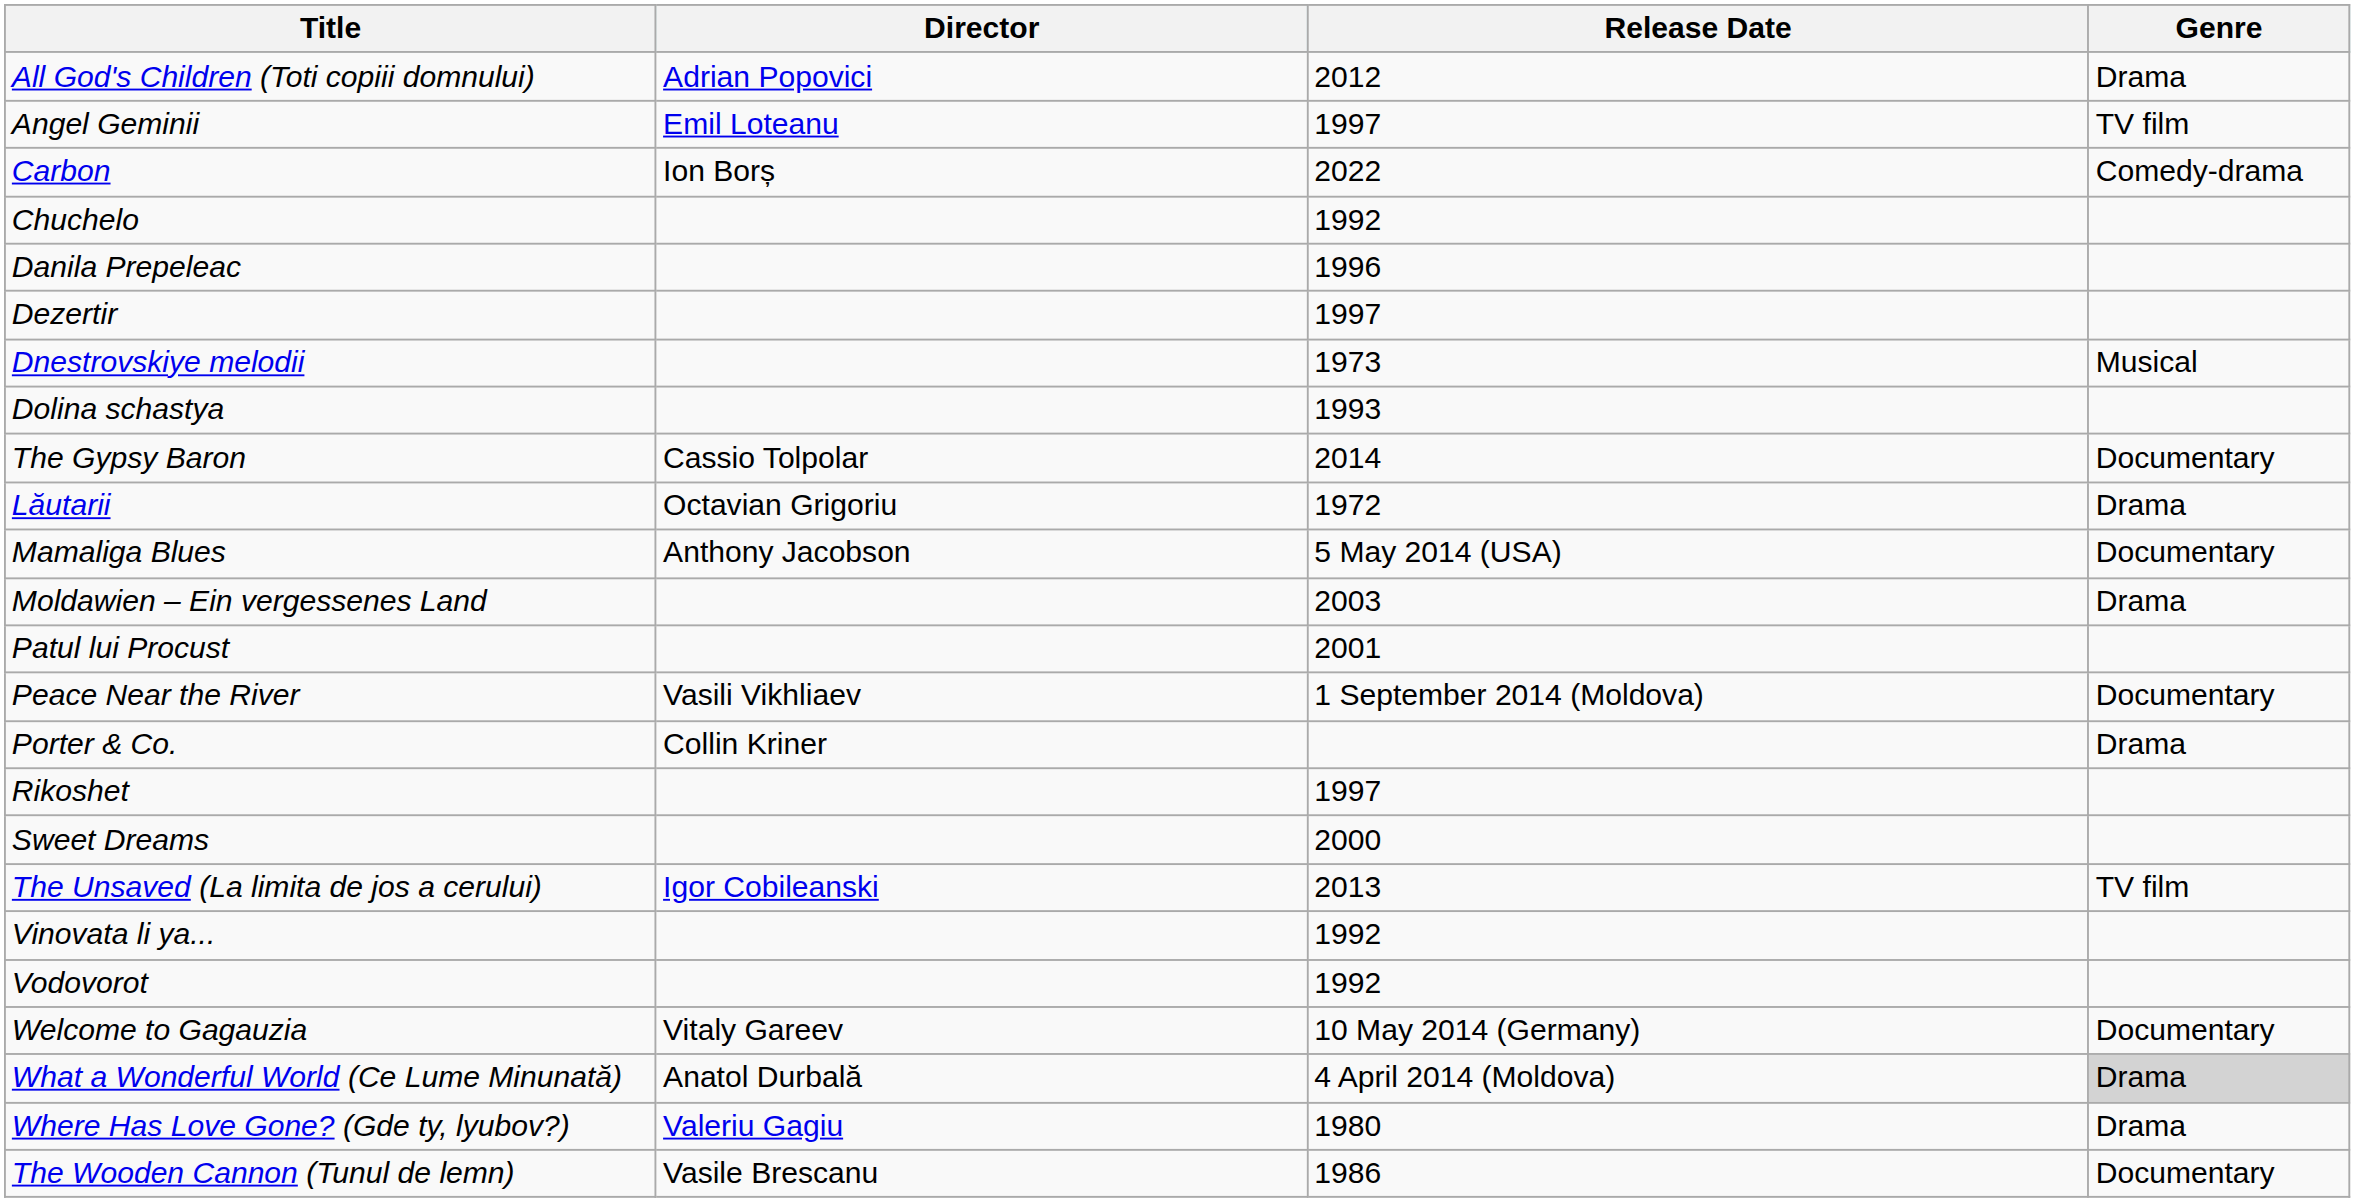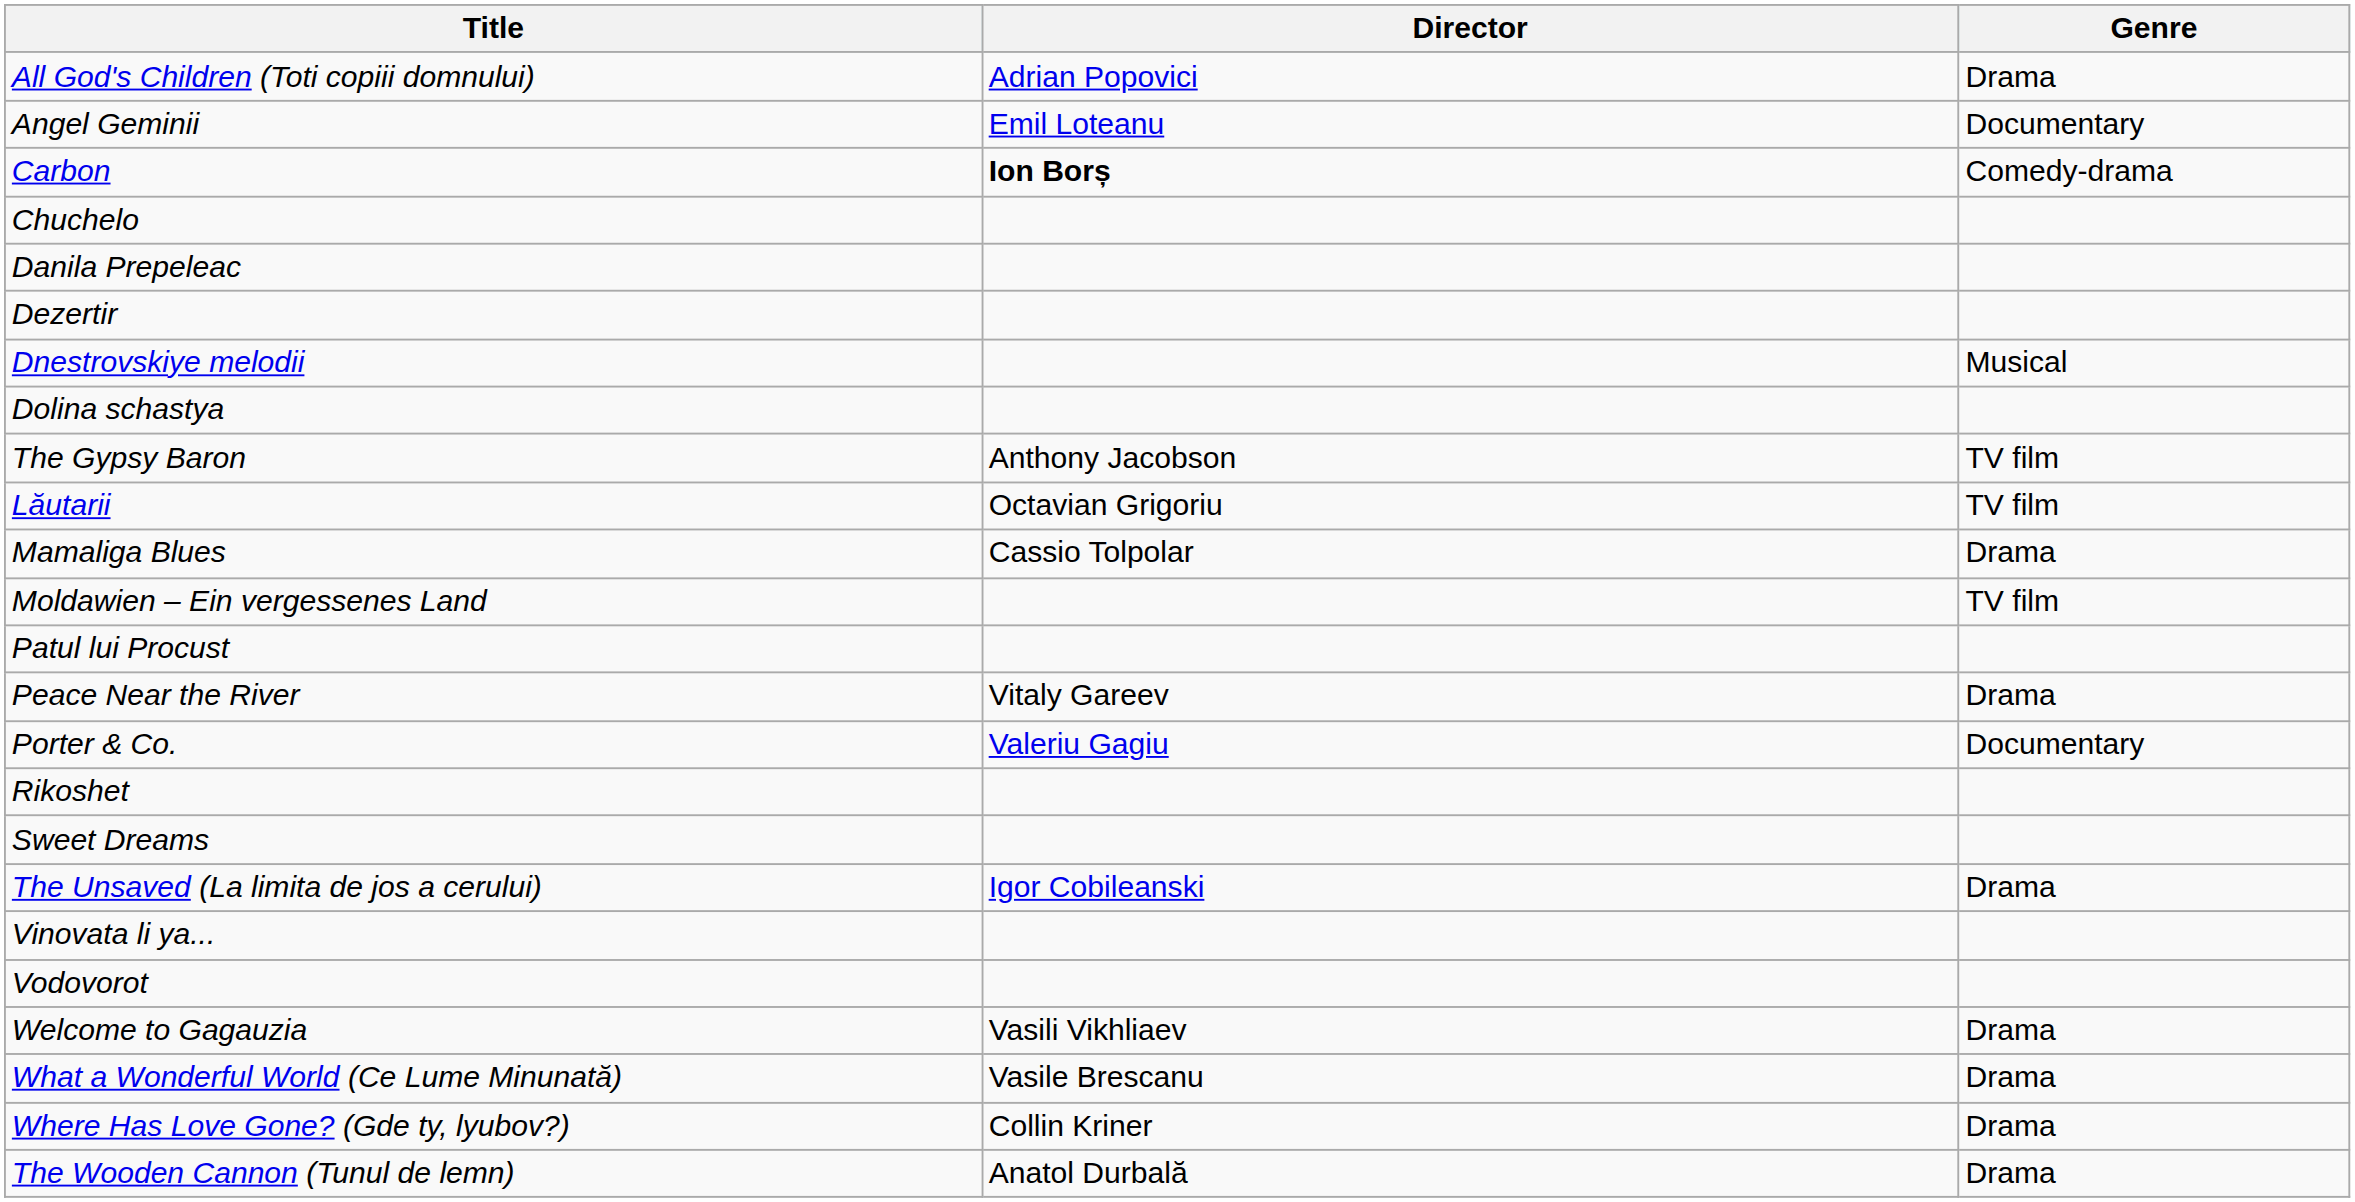- column: (1698, 28)
(2143, 123) TV film -> (2055, 123) Documentary
(719, 171) normal -> (1050, 171) bold
(766, 457) Cassio Tolpolar -> (1112, 457) Anthony Jacobson
(2185, 457) Documentary -> (2012, 457) TV film
(2141, 505) Drama -> (2012, 505) TV film
(787, 553) Anthony Jacobson -> (1091, 553) Cassio Tolpolar
(2185, 553) Documentary -> (2011, 553) Drama
(2141, 600) Drama -> (2012, 600) TV film
(762, 696) Vasili Vikhliaev -> (1079, 696) Vitaly Gareev
(2185, 696) Documentary -> (2011, 696) Drama
(745, 743) Collin Kriner -> (1079, 743) Valeriu Gagiu
(2141, 743) Drama -> (2055, 743) Documentary
(2143, 887) TV film -> (2011, 887) Drama
(753, 1030) Vitaly Gareev -> (1088, 1030) Vasili Vikhliaev
(2185, 1030) Documentary -> (2011, 1030) Drama
(763, 1077) Anatol Durbală -> (1096, 1077) Vasile Brescanu
(2141, 1077) lightgrey background -> (2011, 1077) no background
(753, 1125) Valeriu Gagiu -> (1071, 1125) Collin Kriner
(771, 1173) Vasile Brescanu -> (1088, 1173) Anatol Durbală
(2185, 1173) Documentary -> (2011, 1173) Drama
